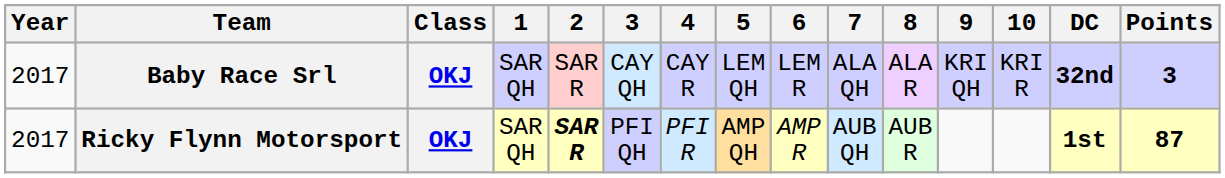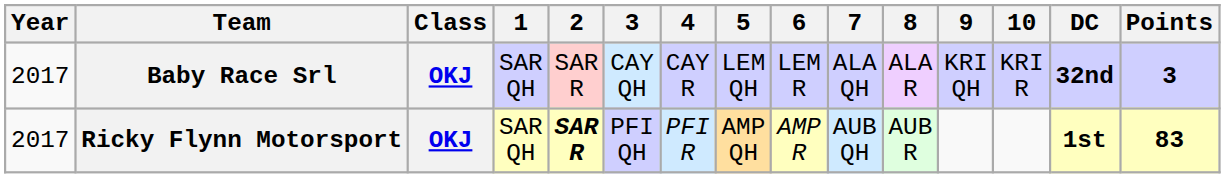(1169, 140) 87 -> (1169, 140) 83
